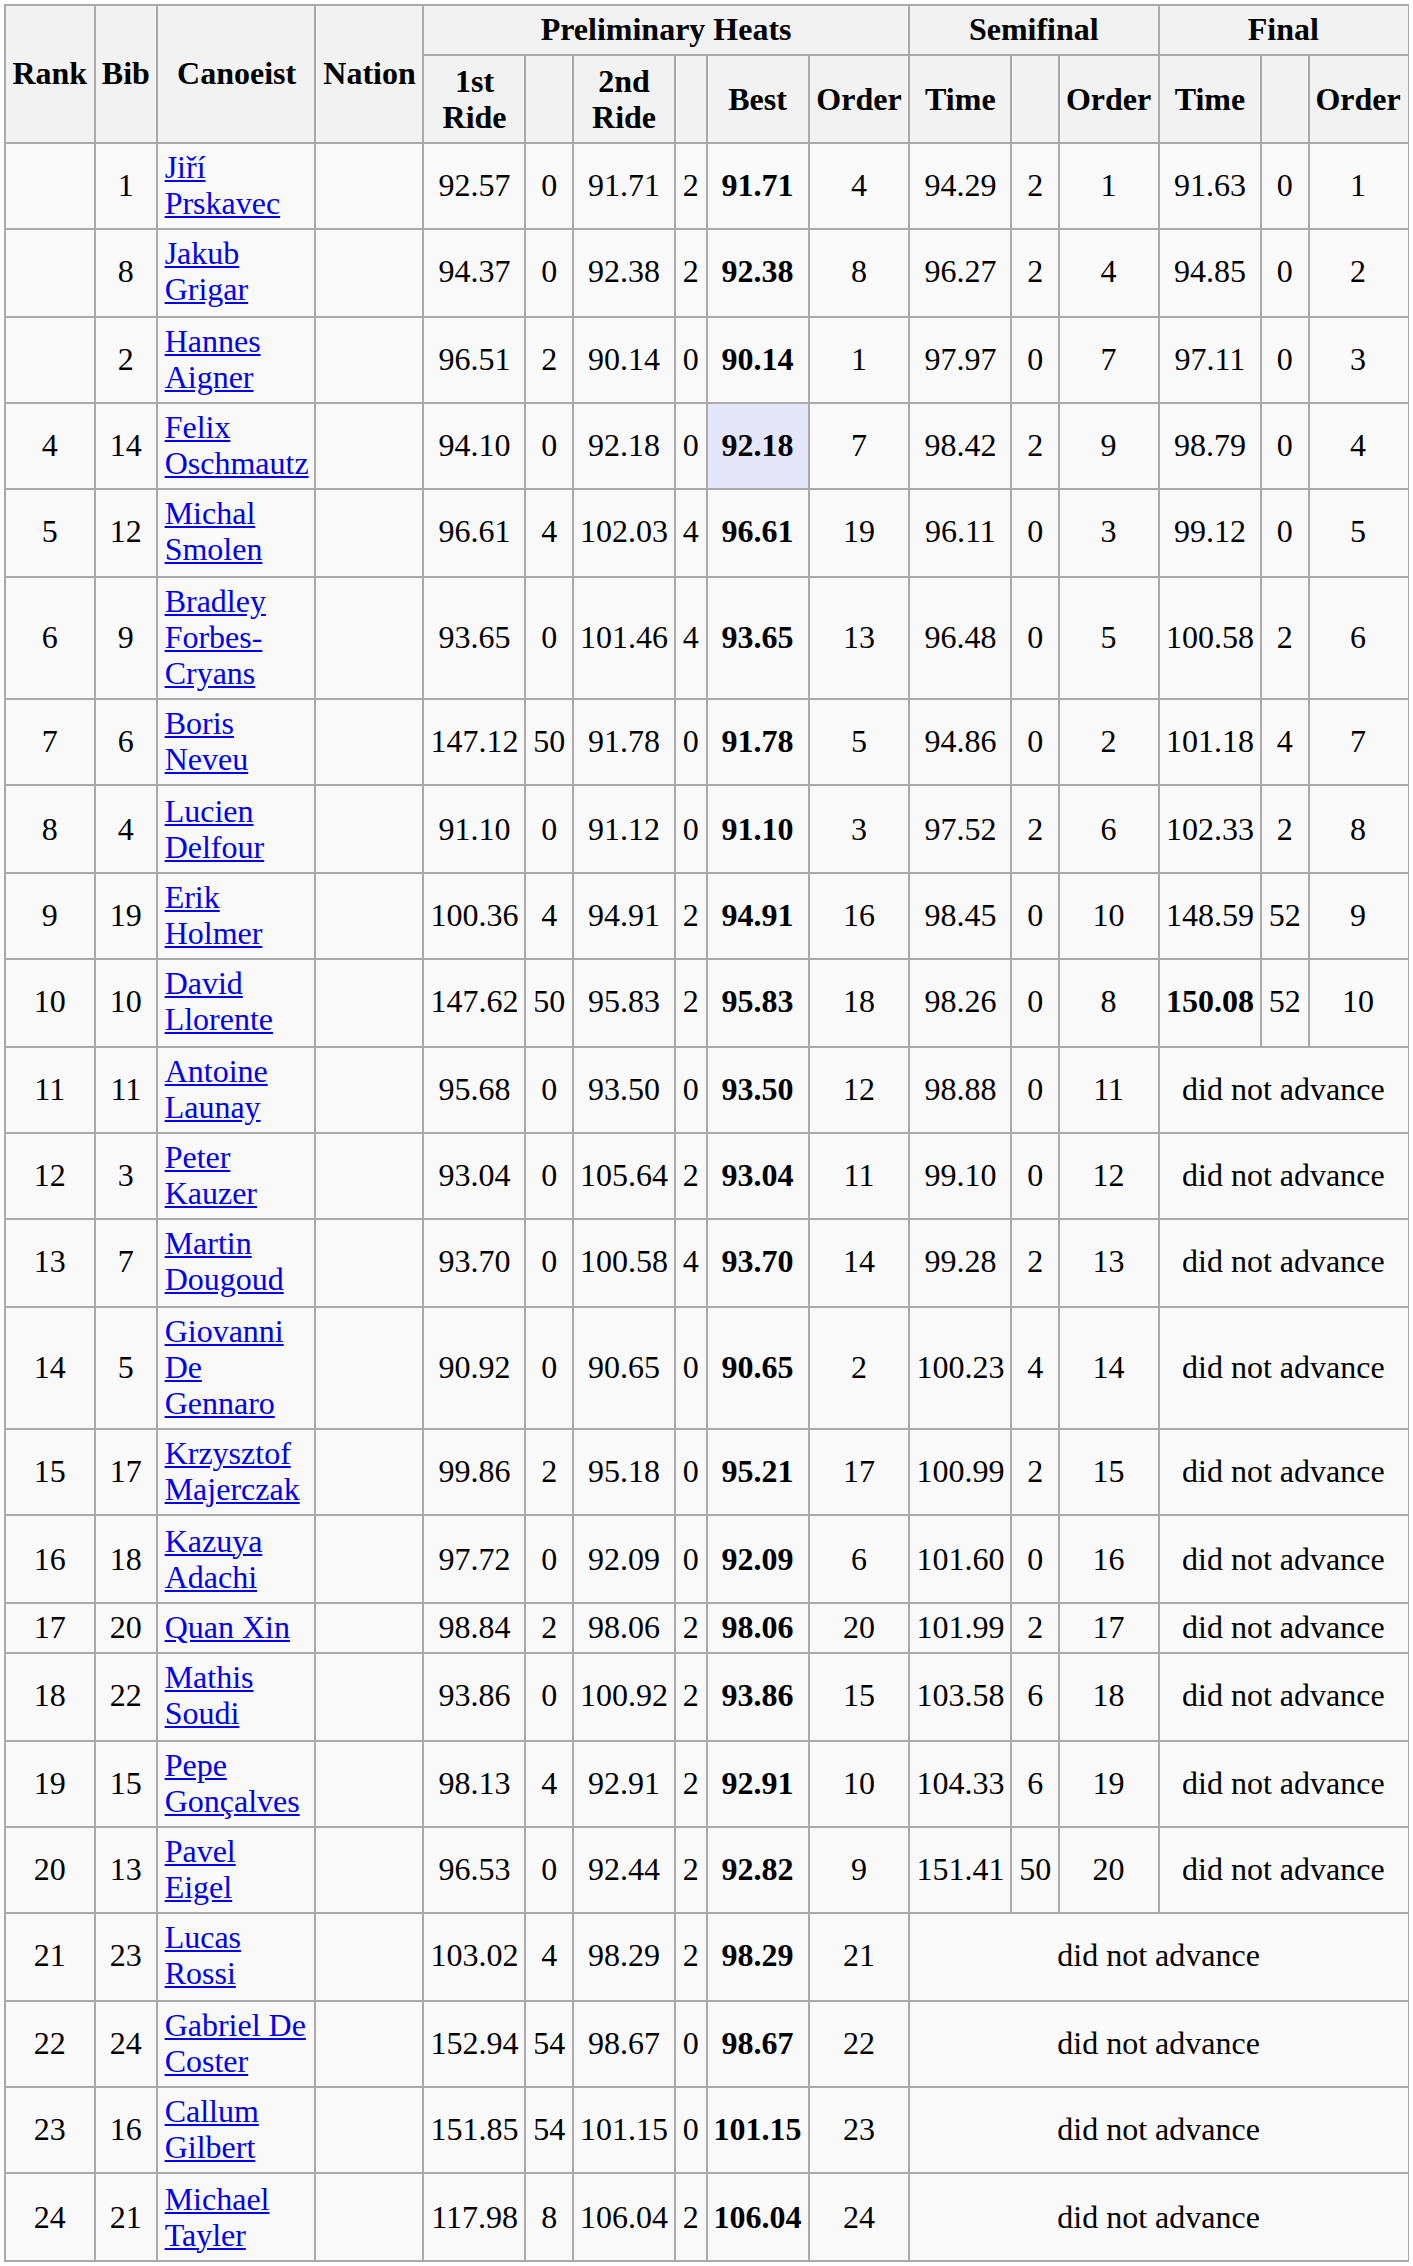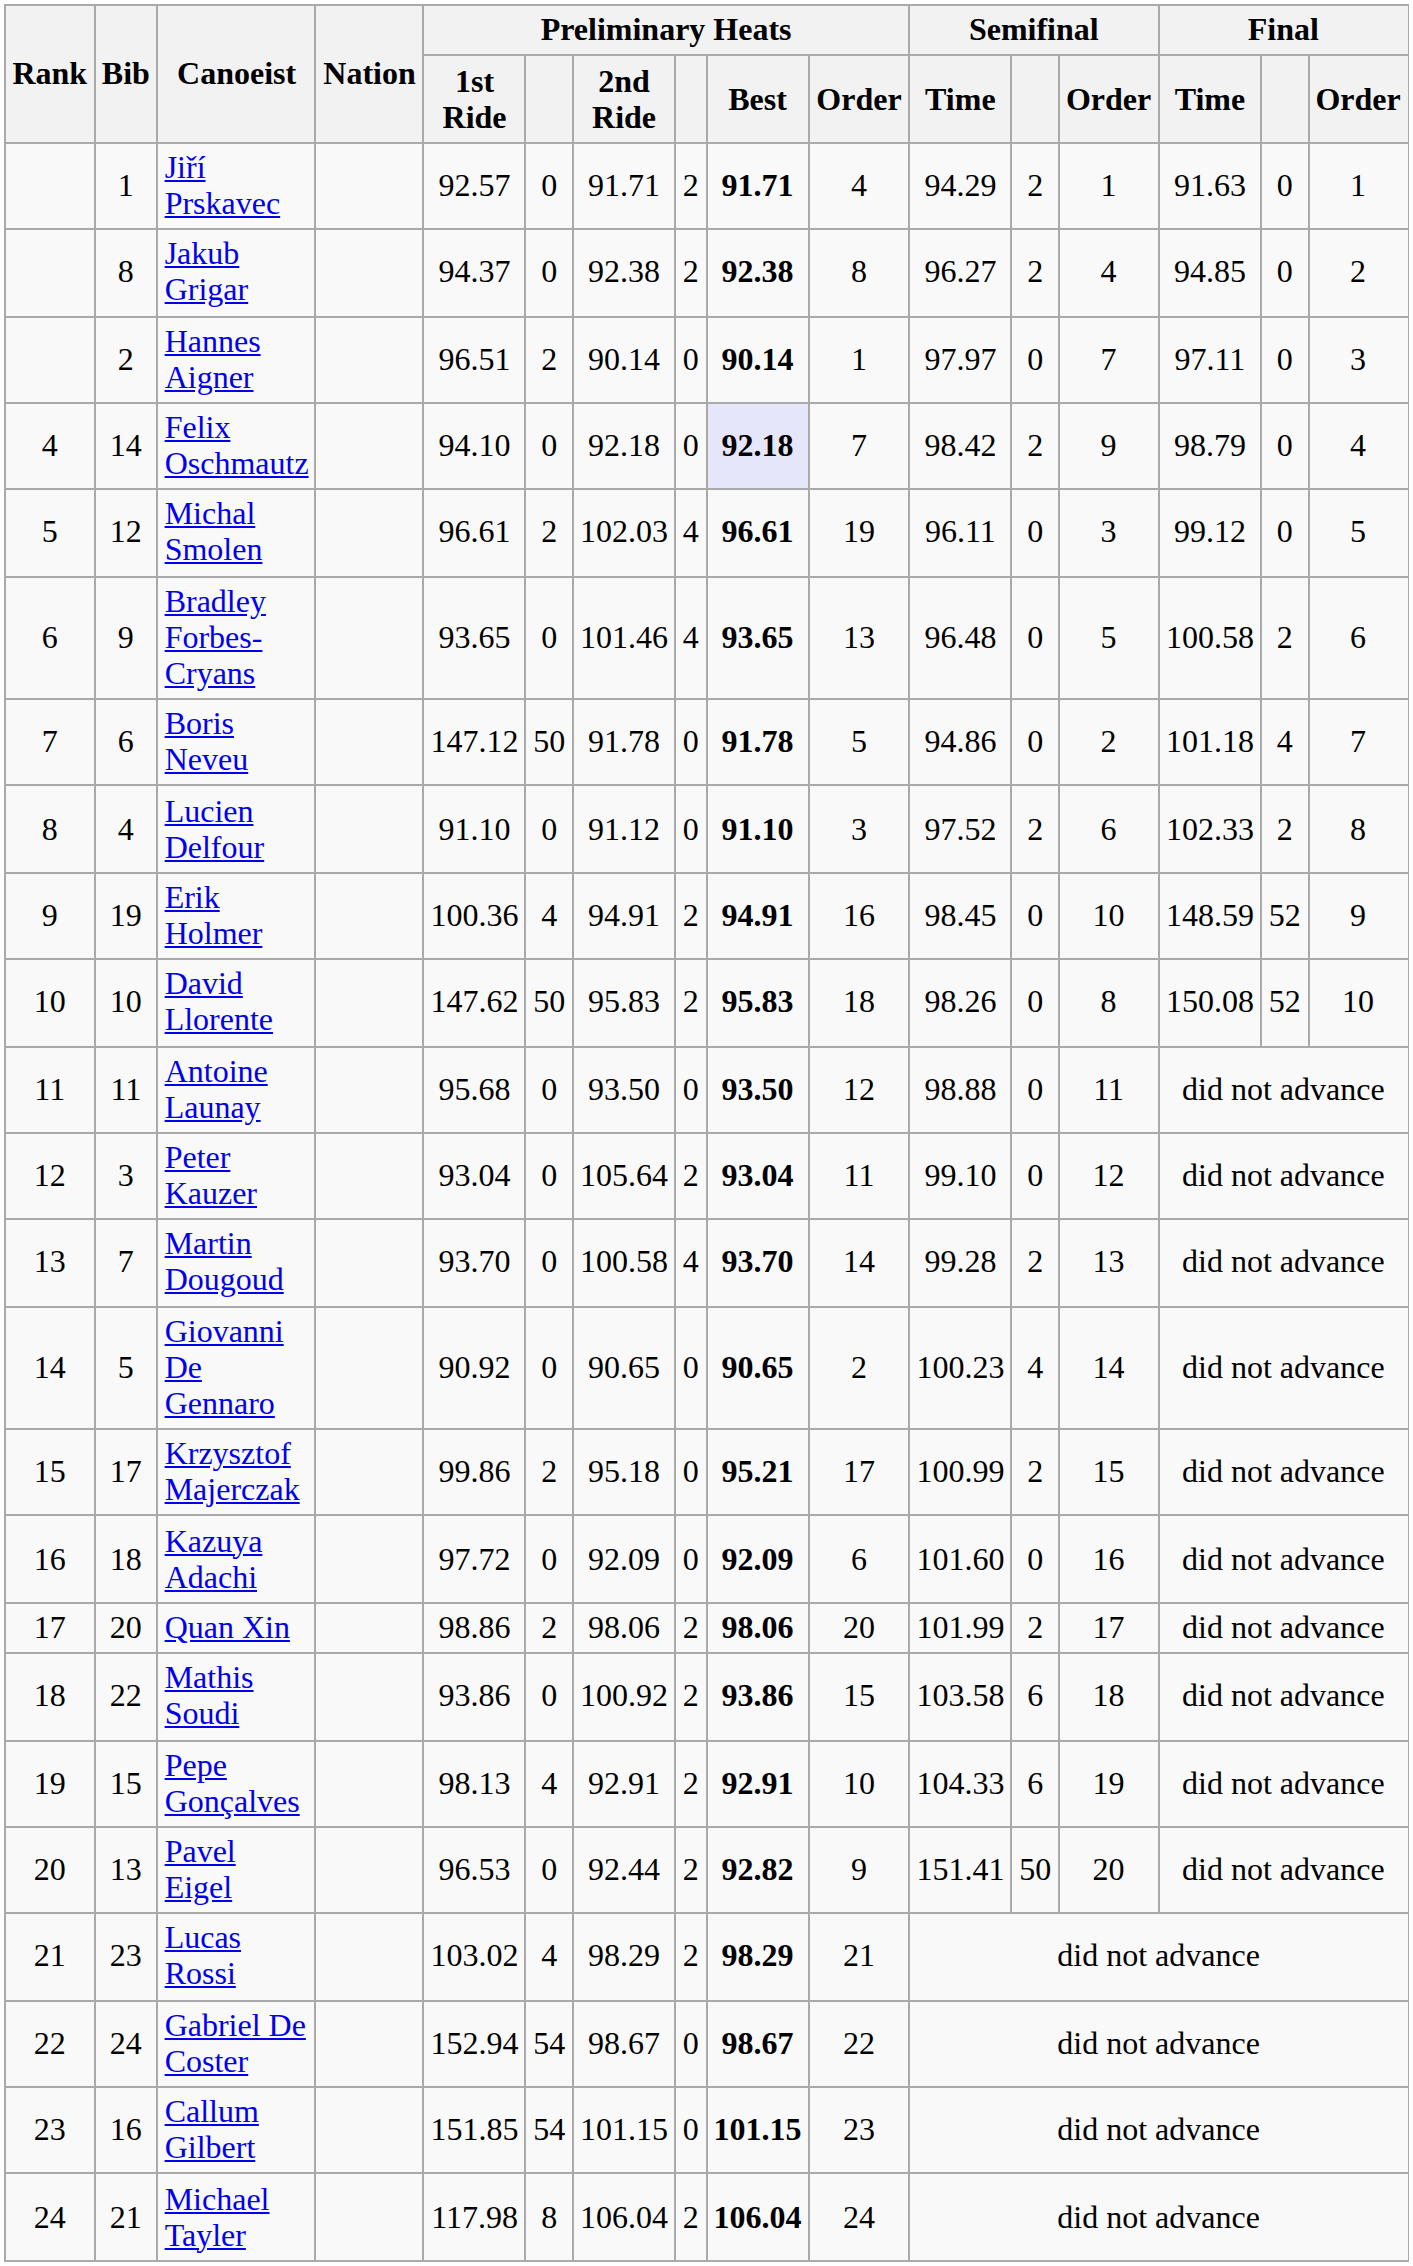(549, 532) 4 -> (549, 532) 2
(1210, 1002) bold -> (1210, 1002) normal
(475, 1627) 98.84 -> (475, 1627) 98.86
